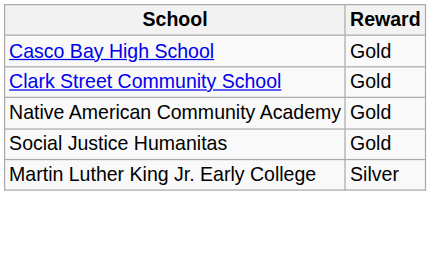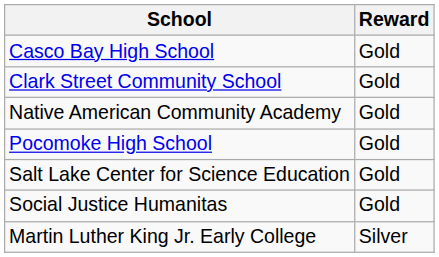+ row: (111, 143)
+ row: (179, 174)
